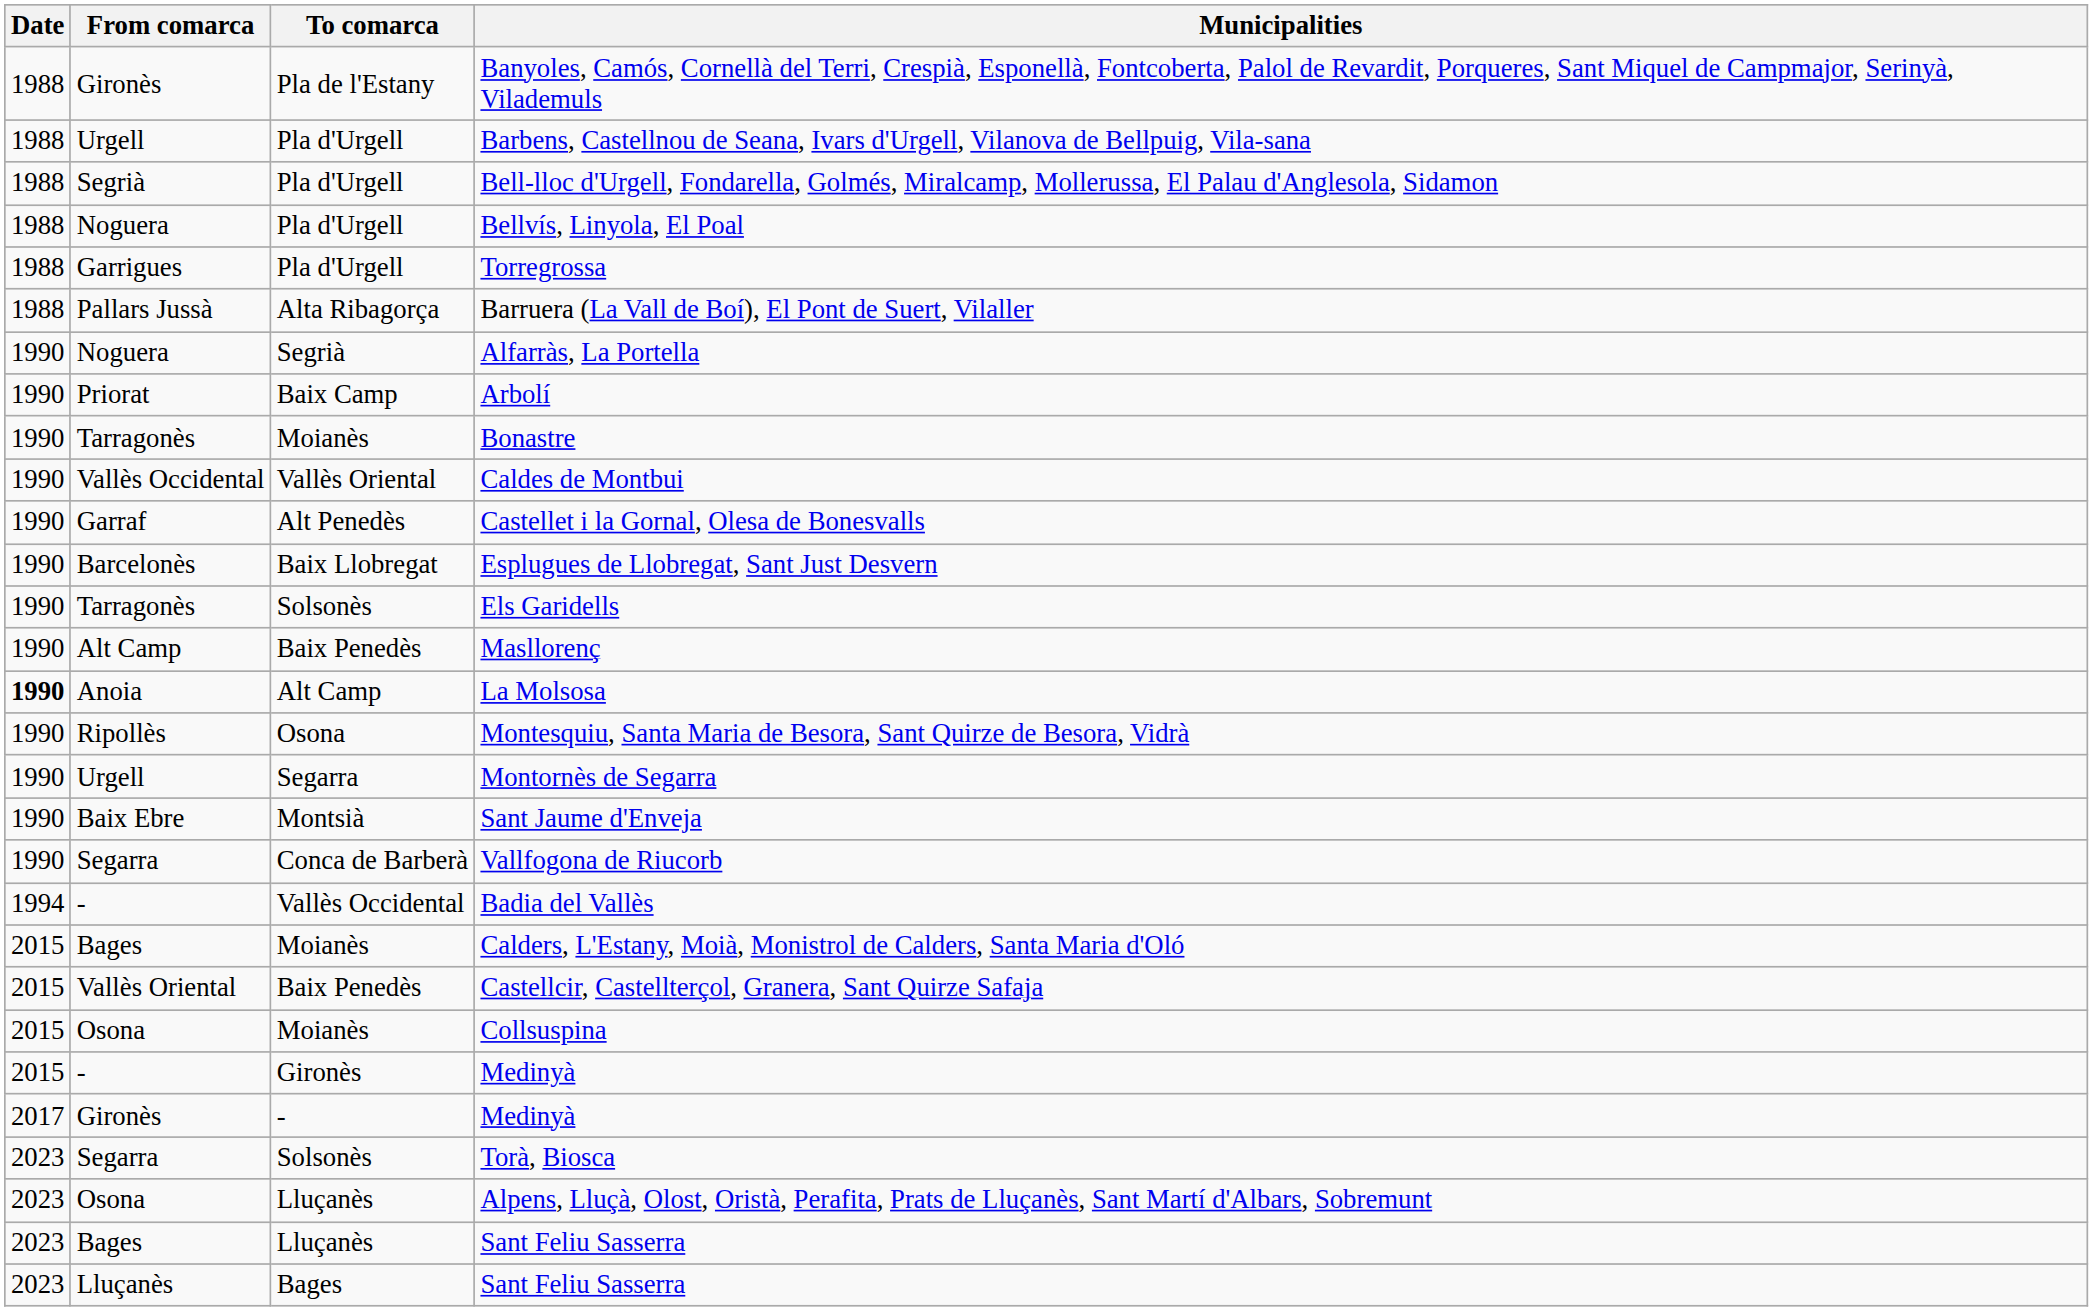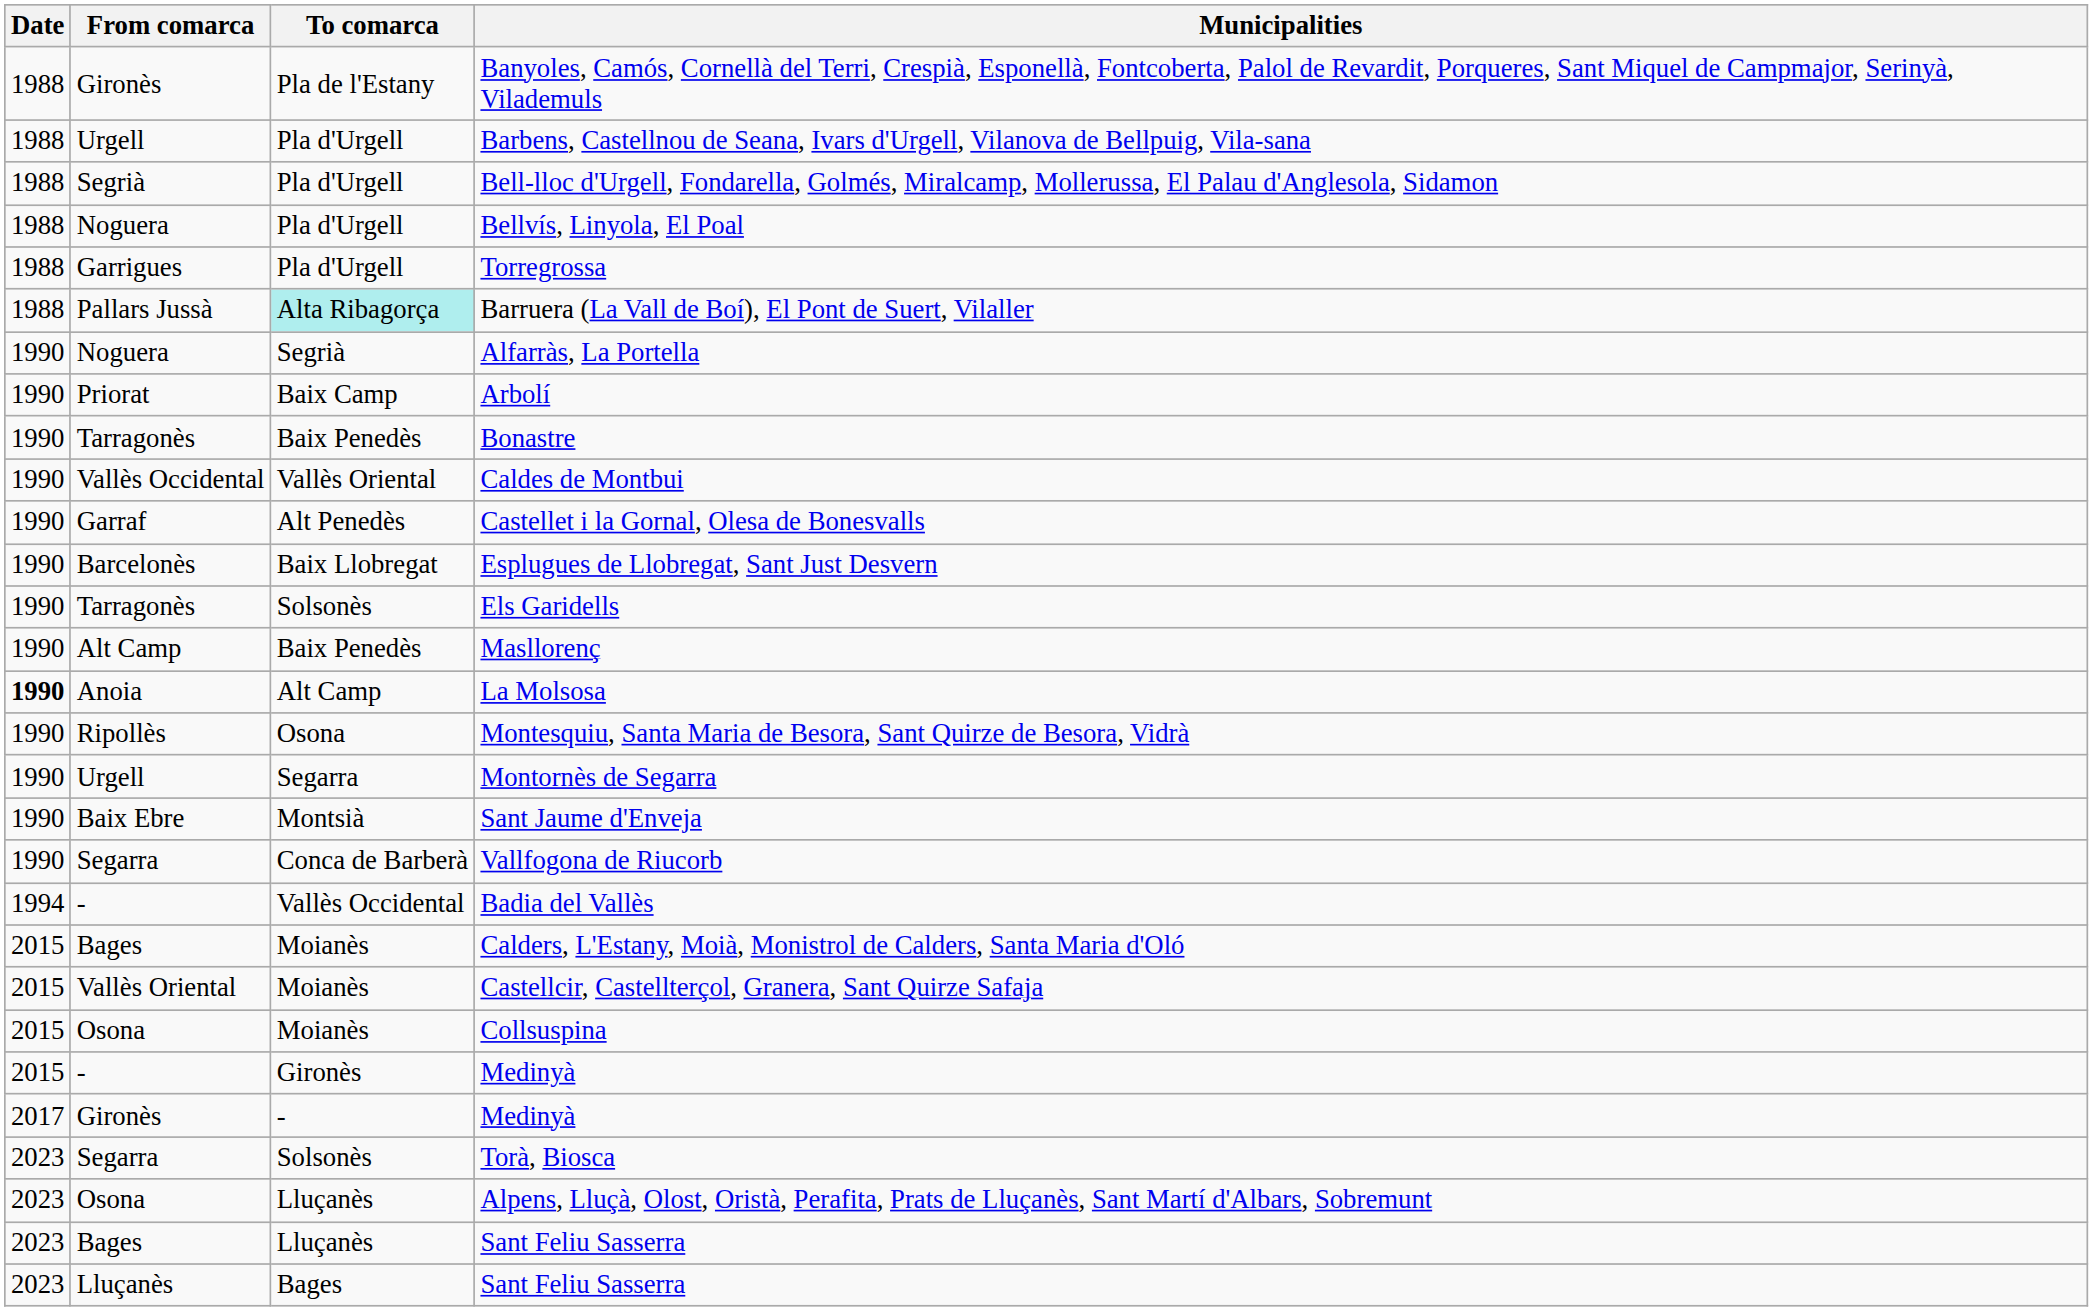(358, 310) no background -> (358, 310) paleturquoise background
(323, 437) Moianès -> (349, 437) Baix Penedès
(349, 988) Baix Penedès -> (323, 988) Moianès
